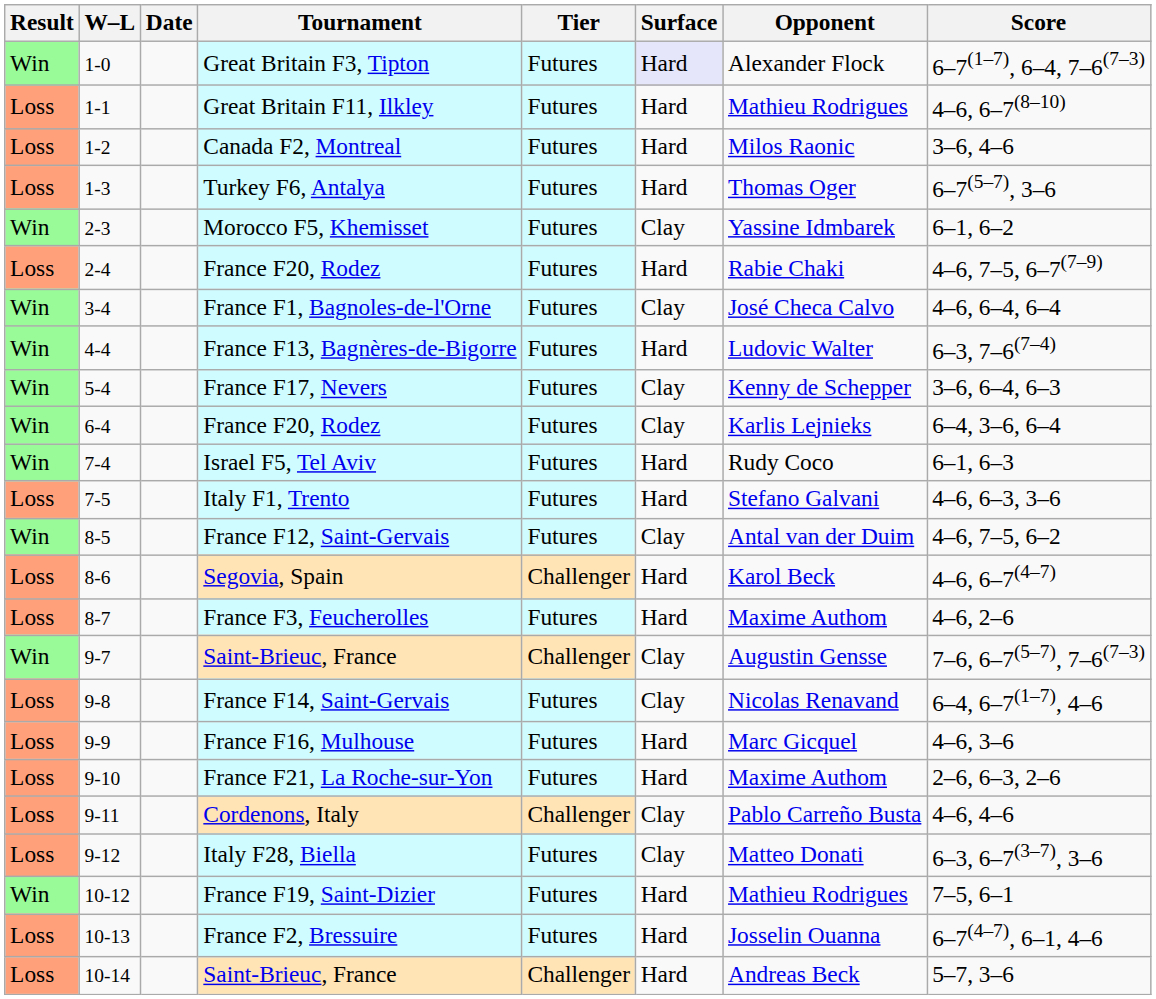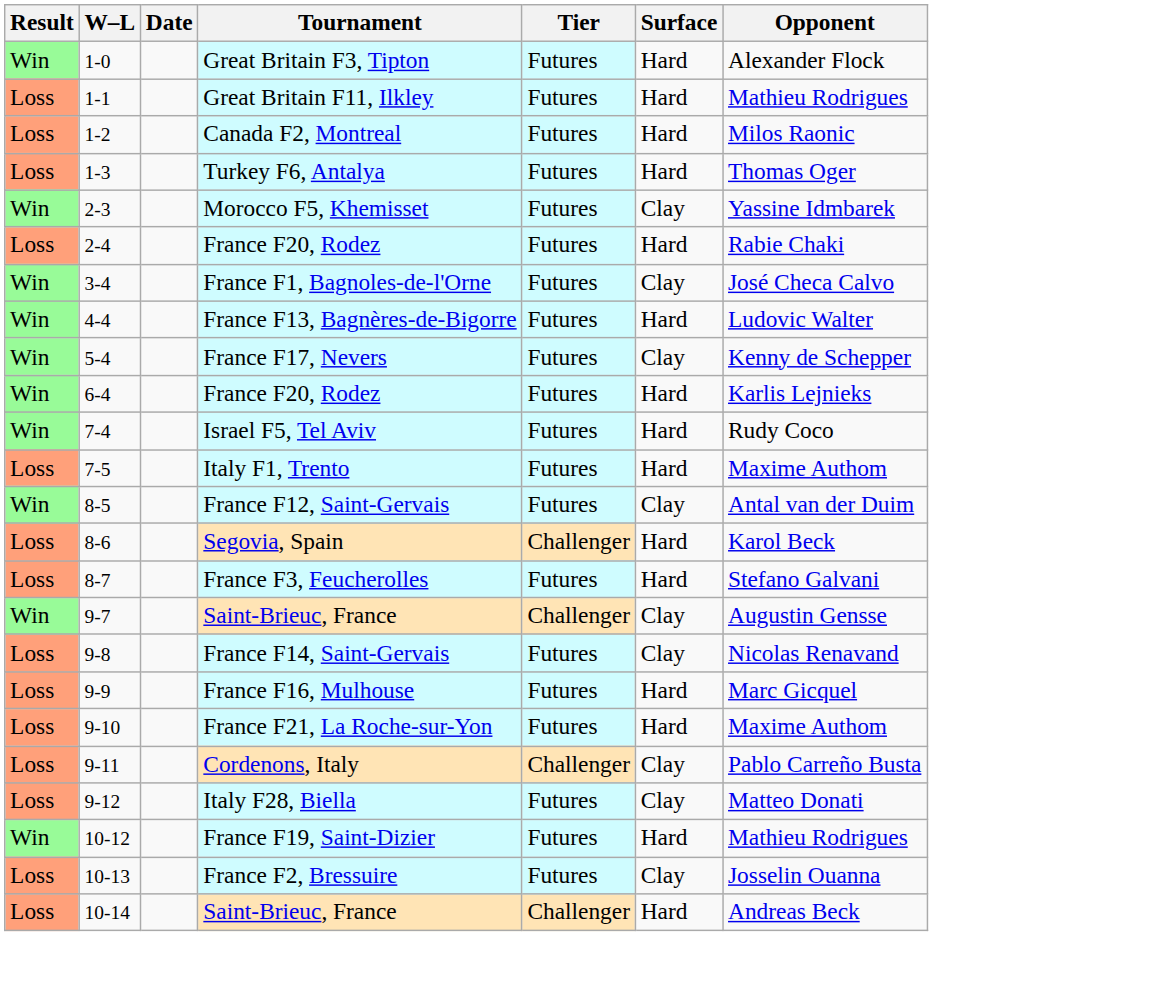- column: (1039, 23)
(664, 63) lavender background -> (664, 60) no background
(663, 425) Clay -> (664, 393) Hard
(804, 499) Stefano Galvani -> (808, 467) Maxime Authom
(808, 616) Maxime Authom -> (804, 578) Stefano Galvani
(664, 935) Hard -> (663, 875) Clay
